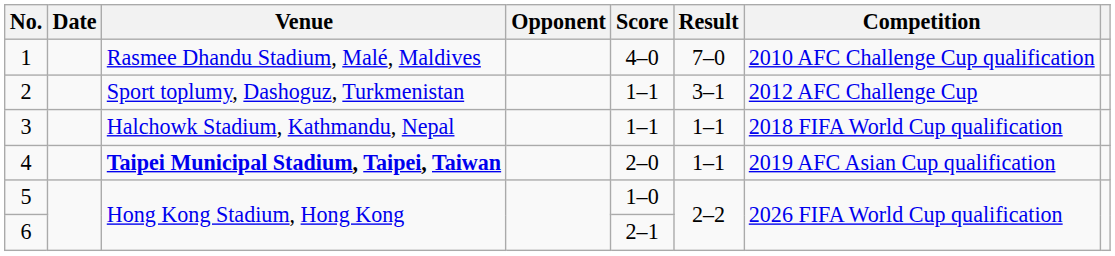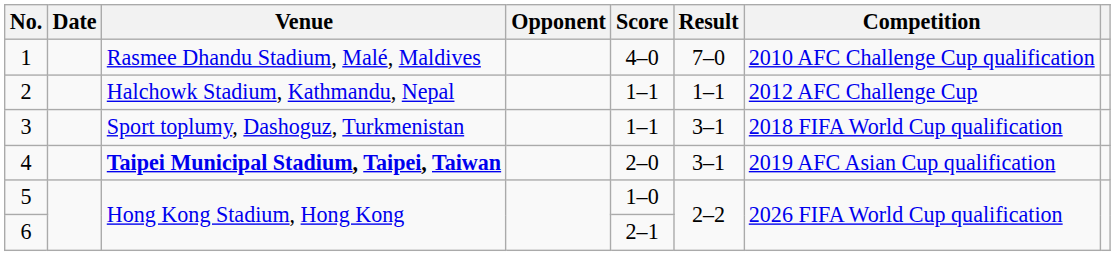(285, 92) Sport toplumy, Dashoguz, Turkmenistan -> (281, 92) Halchowk Stadium, Kathmandu, Nepal
(709, 92) 3–1 -> (709, 92) 1–1
(281, 127) Halchowk Stadium, Kathmandu, Nepal -> (285, 127) Sport toplumy, Dashoguz, Turkmenistan
(709, 127) 1–1 -> (709, 127) 3–1
(709, 162) 1–1 -> (709, 162) 3–1
